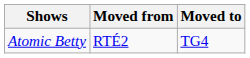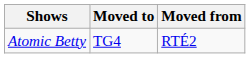columns swapped: (133, 16) <-> (211, 16)
